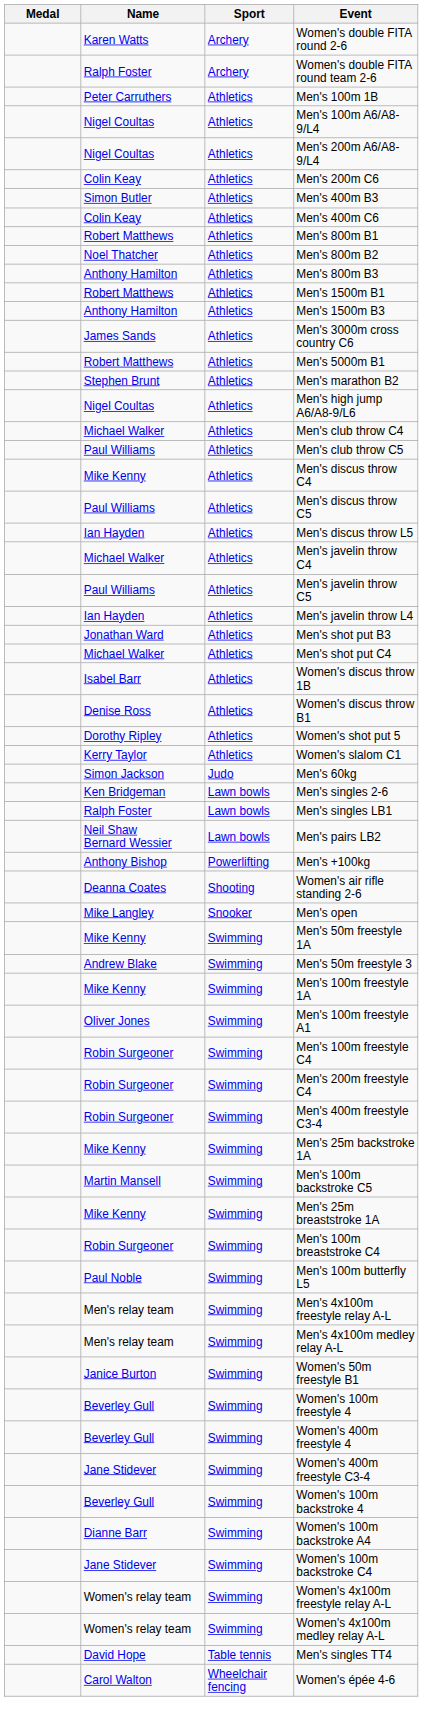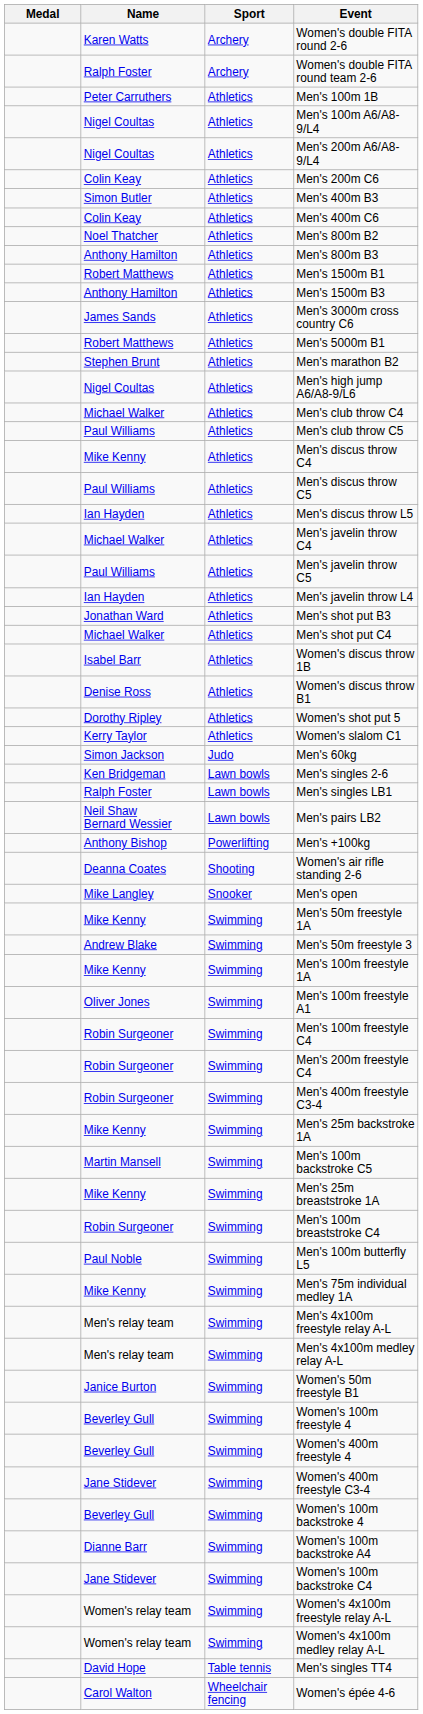- row: (337, 236)
+ row: (351, 1291)
